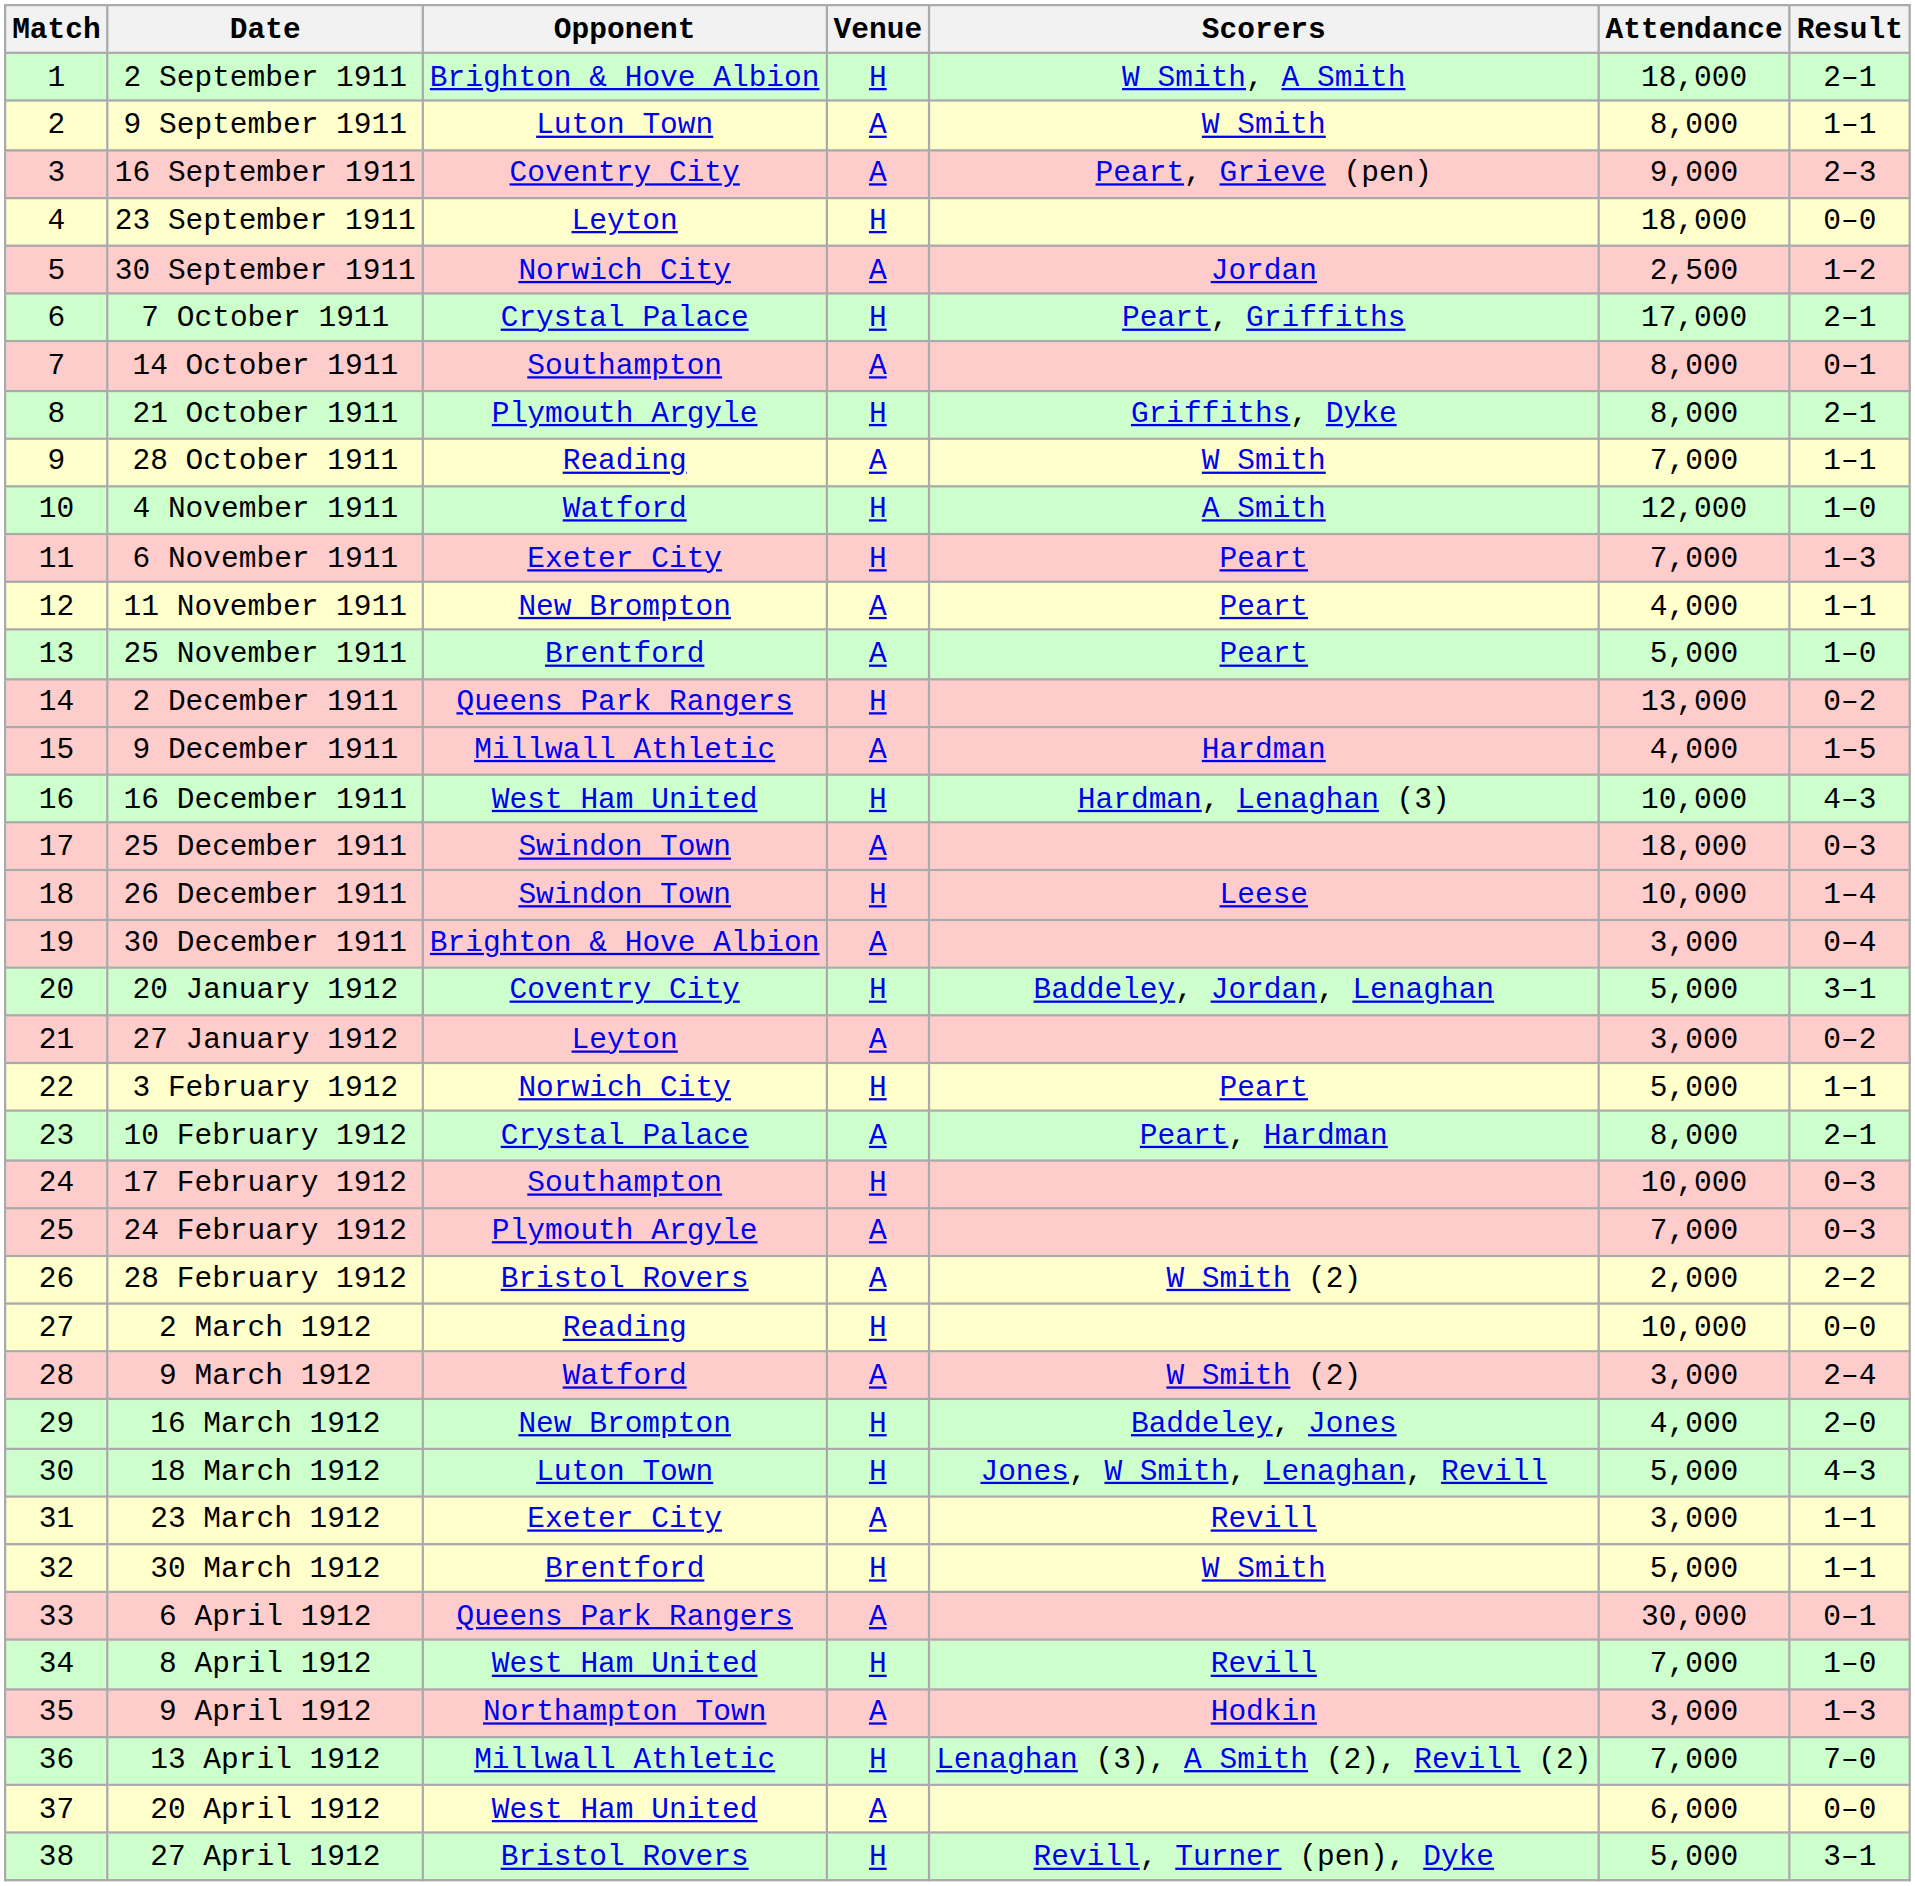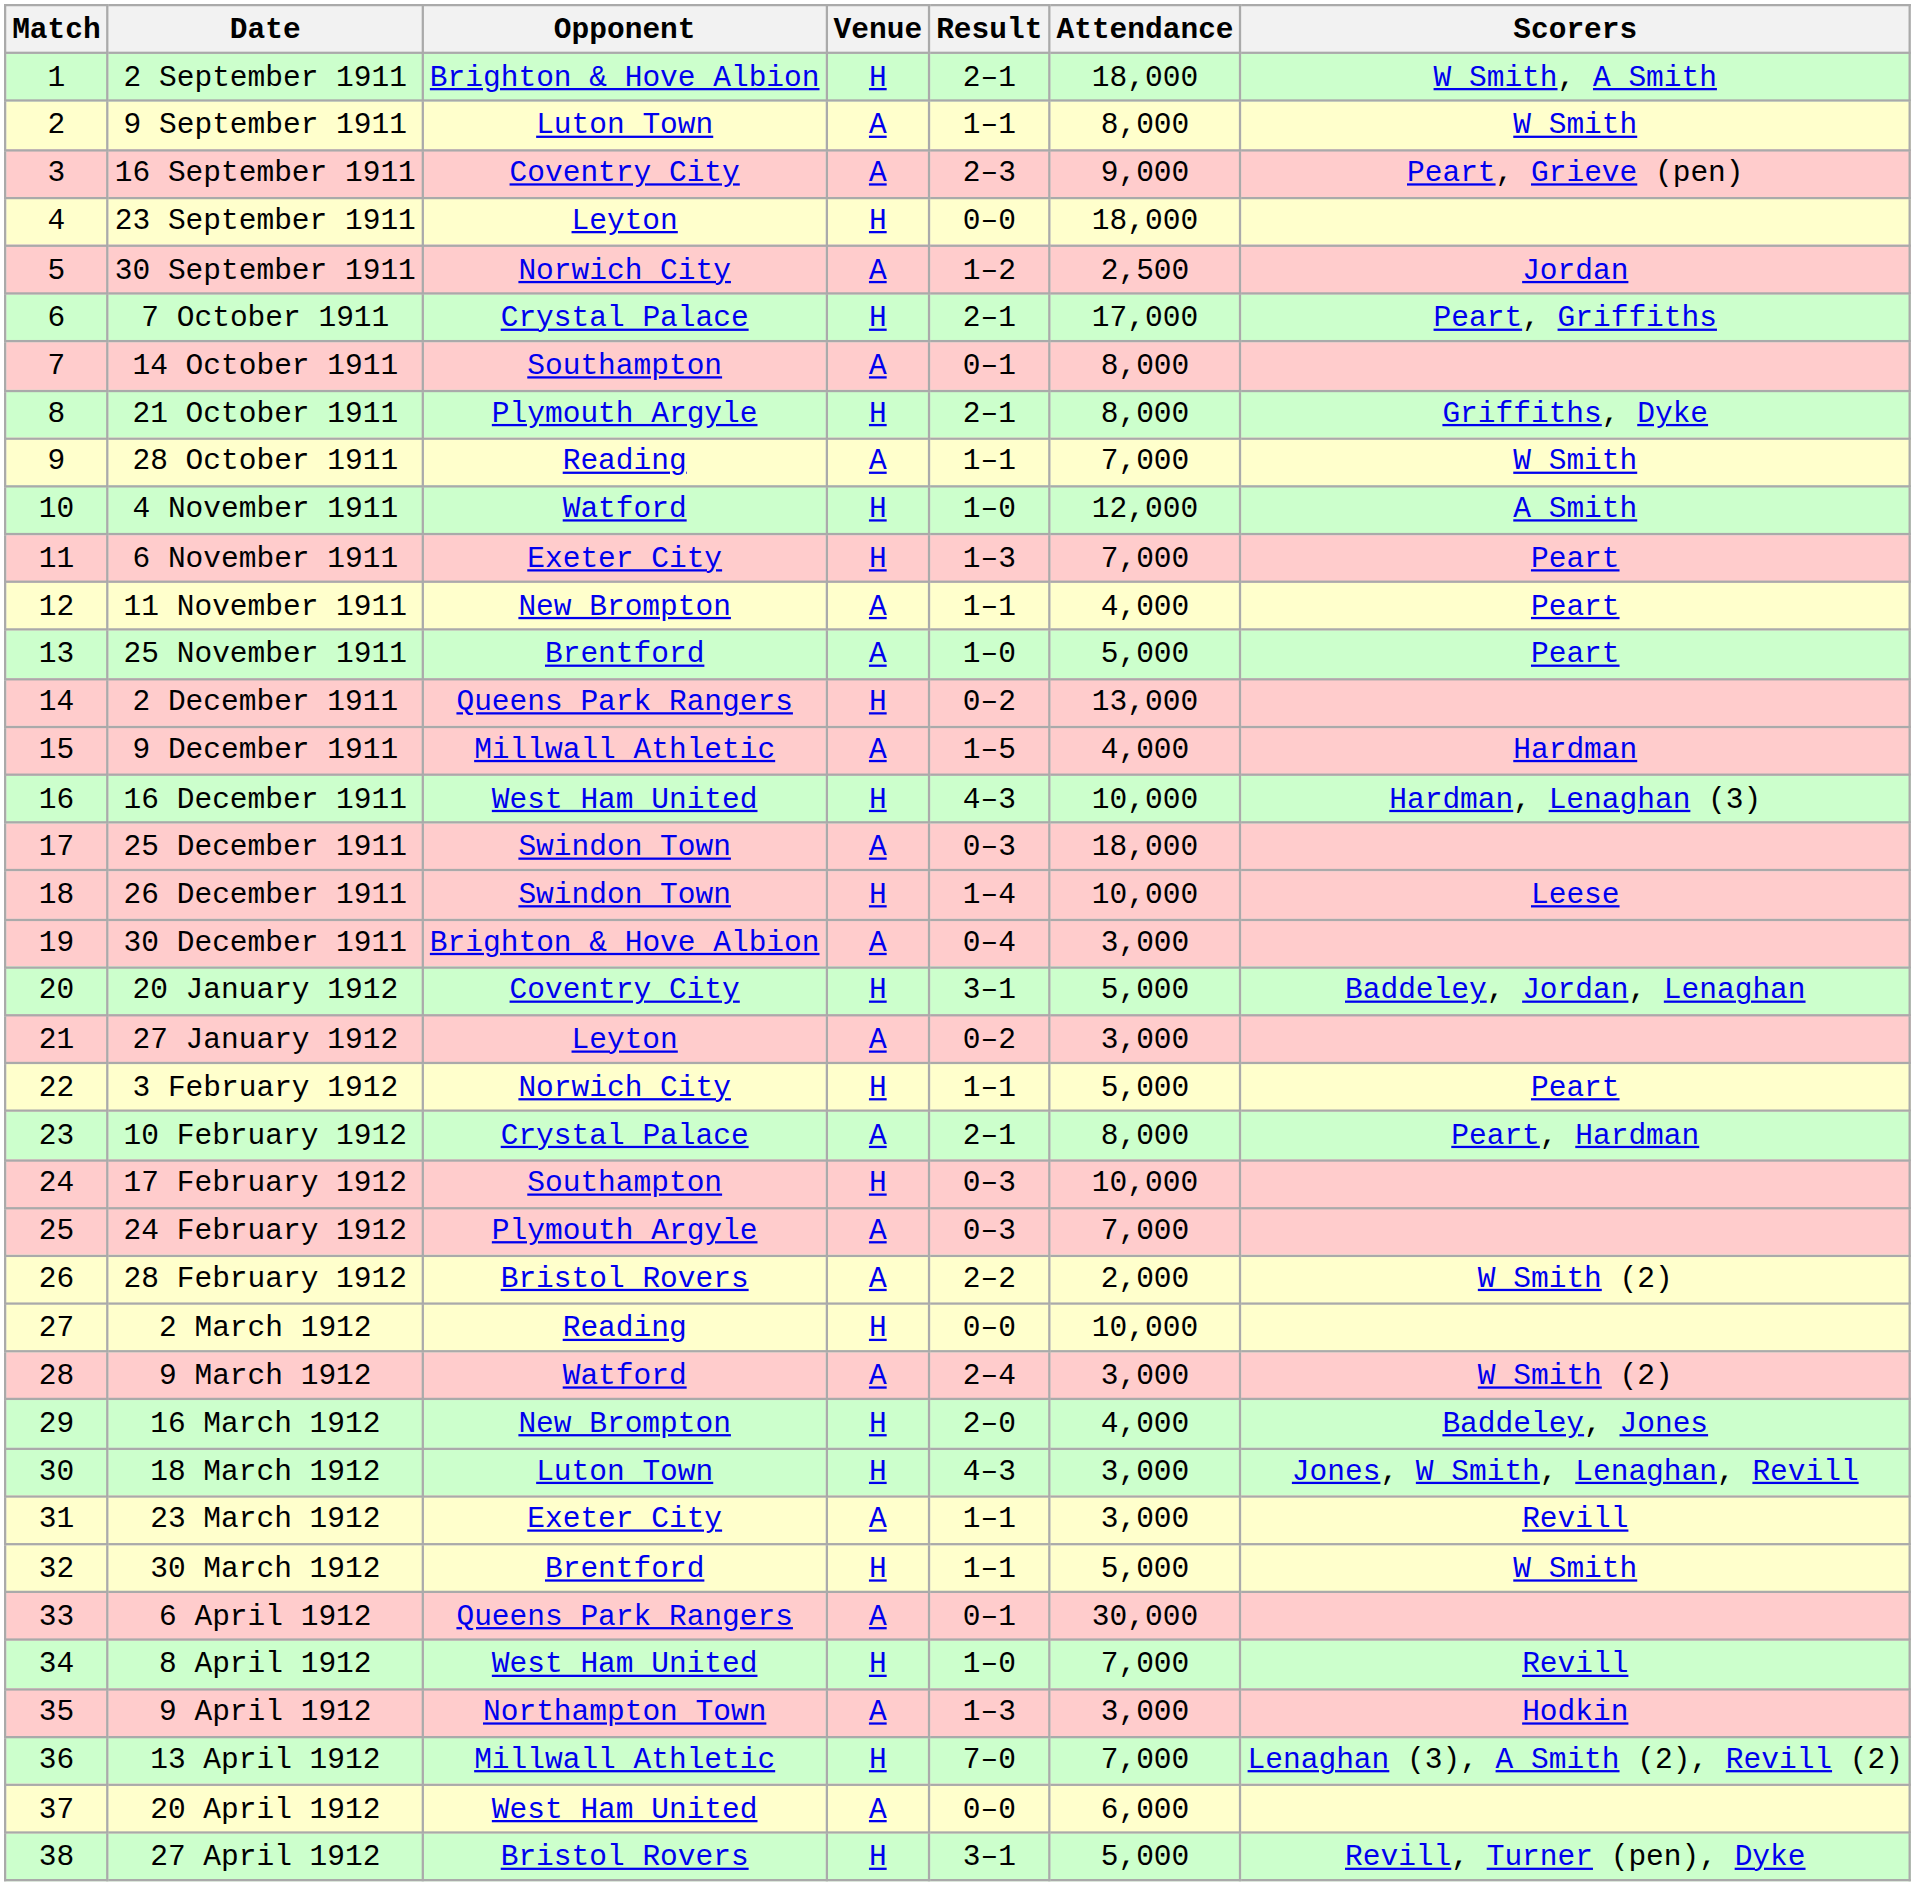columns swapped: (1850, 29) <-> (1264, 29)
(1694, 1472) 5,000 -> (1145, 1472) 3,000
